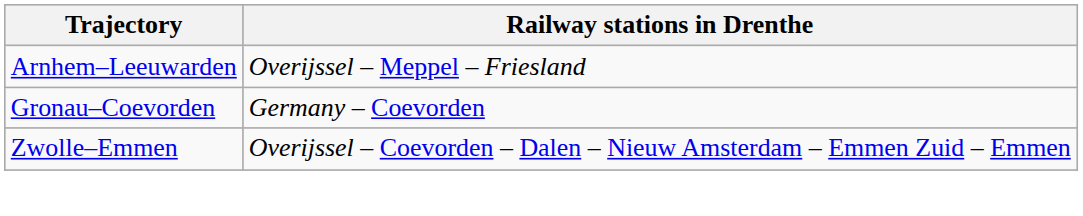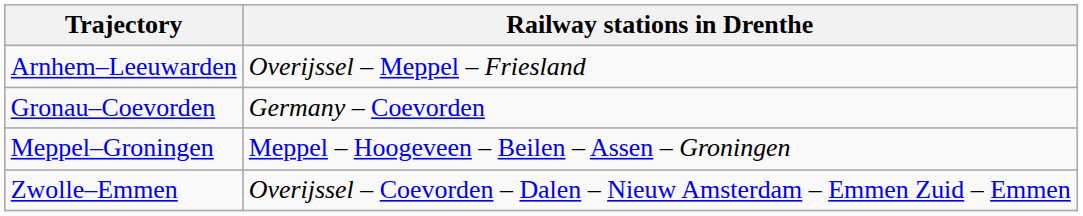+ row: (112, 148)
